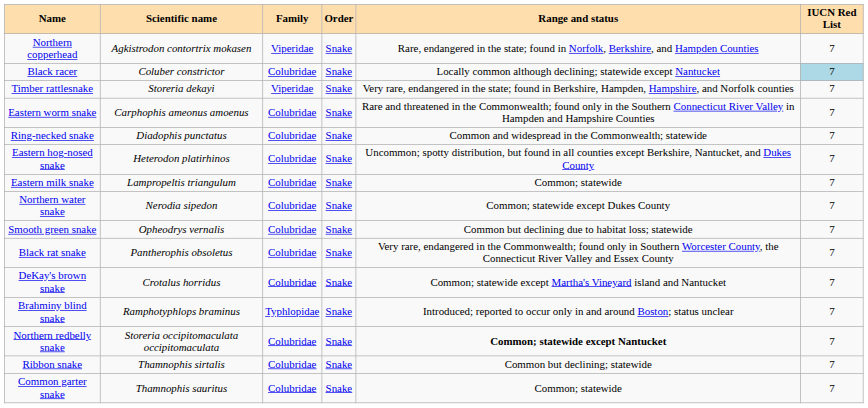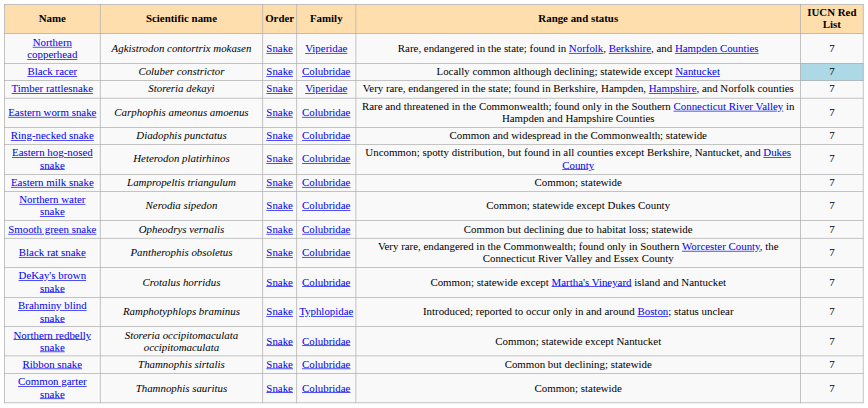columns swapped: (339, 19) <-> (292, 19)
(578, 341) bold -> (578, 341) normal
